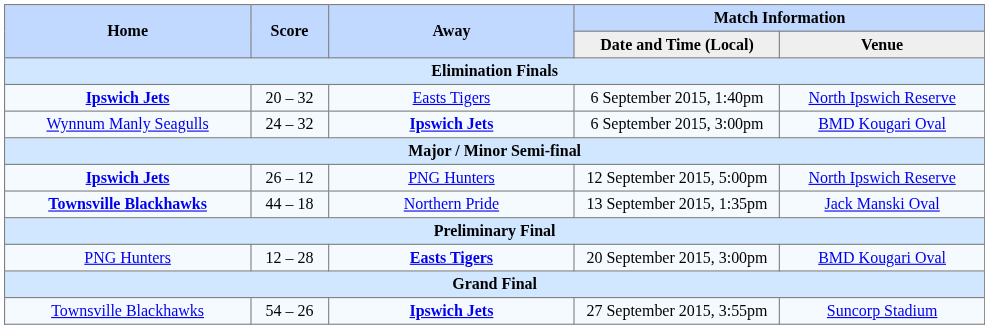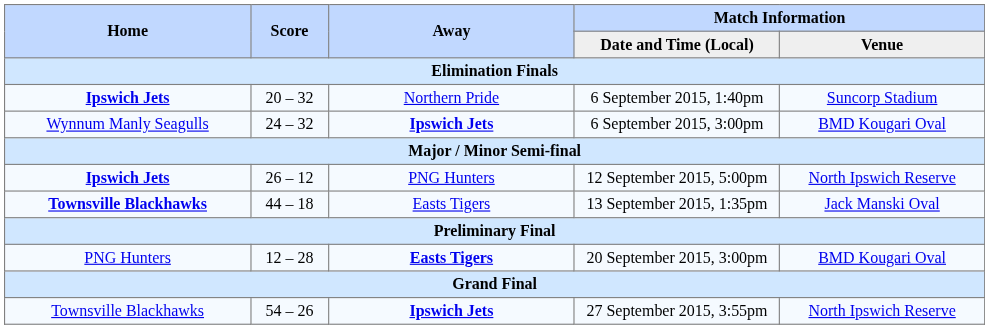(451, 97) Easts Tigers -> (451, 97) Northern Pride
(882, 97) North Ipswich Reserve -> (882, 97) Suncorp Stadium
(451, 204) Northern Pride -> (451, 204) Easts Tigers
(882, 310) Suncorp Stadium -> (882, 310) North Ipswich Reserve
